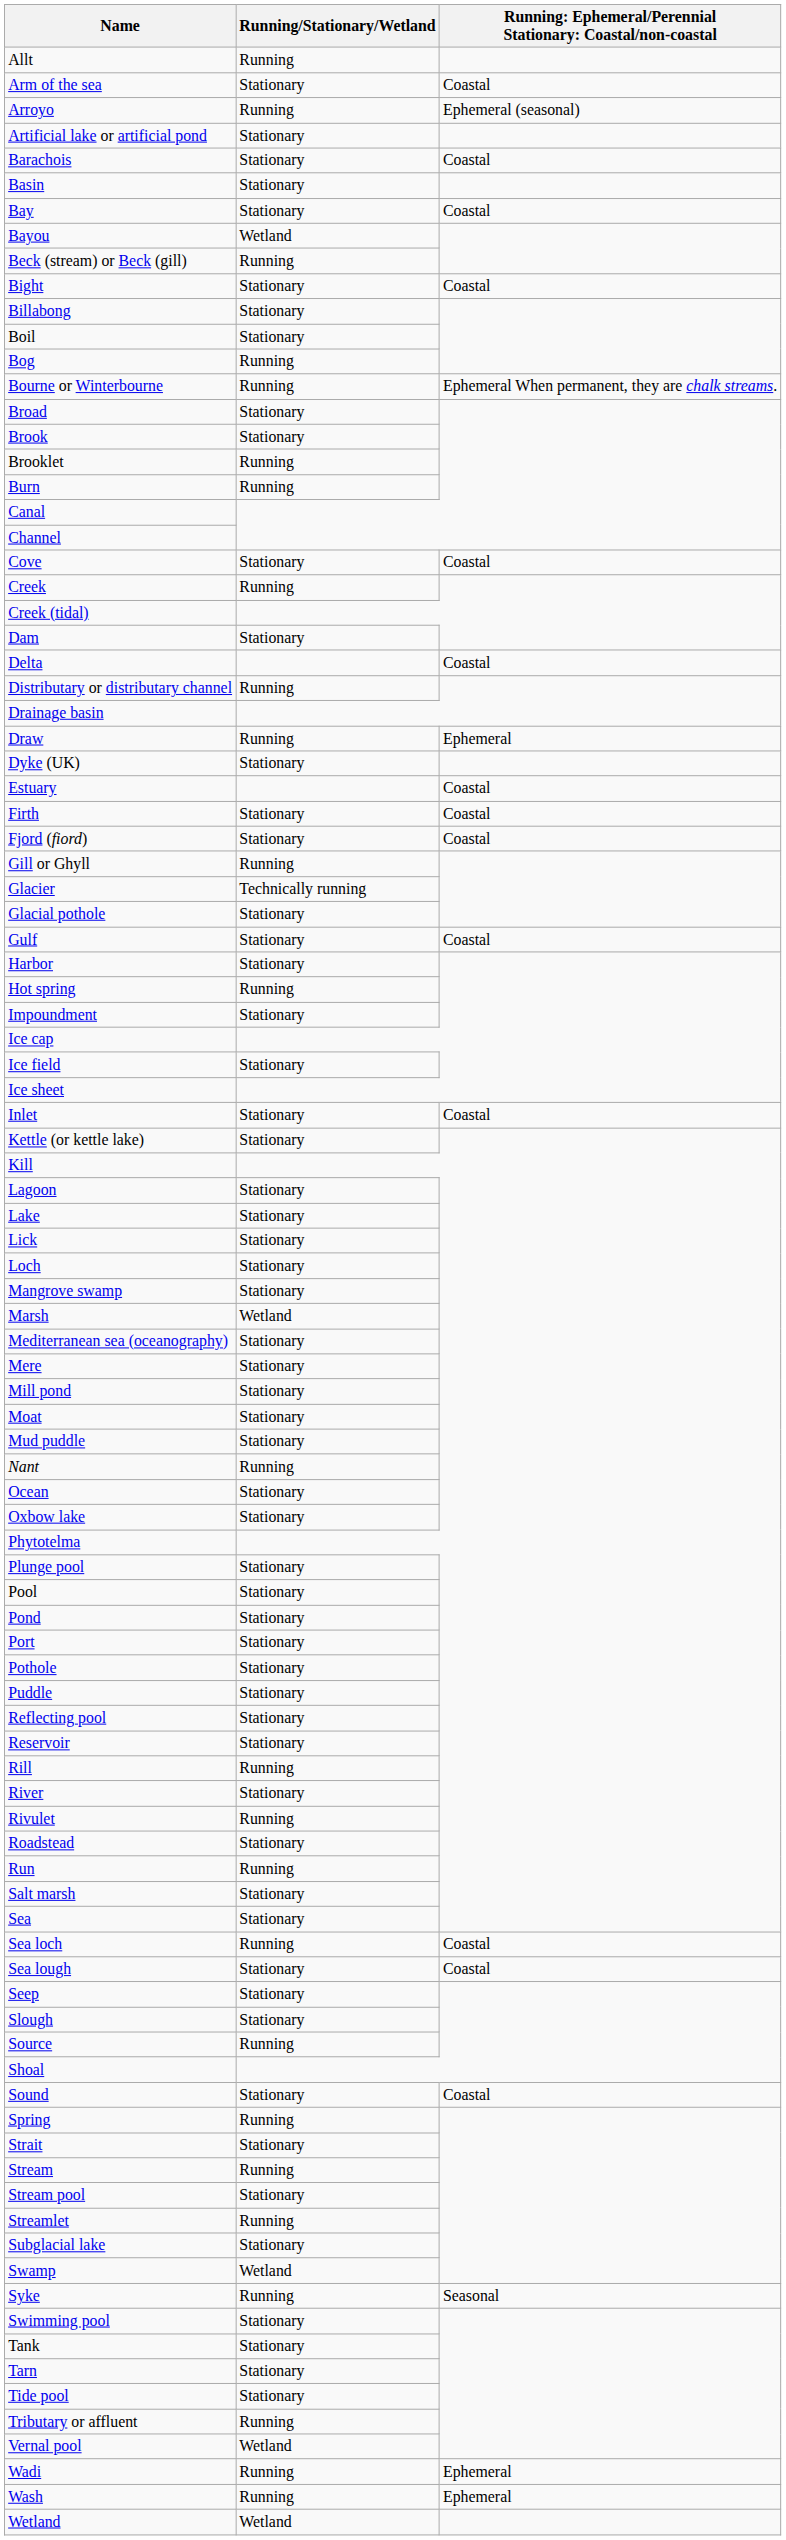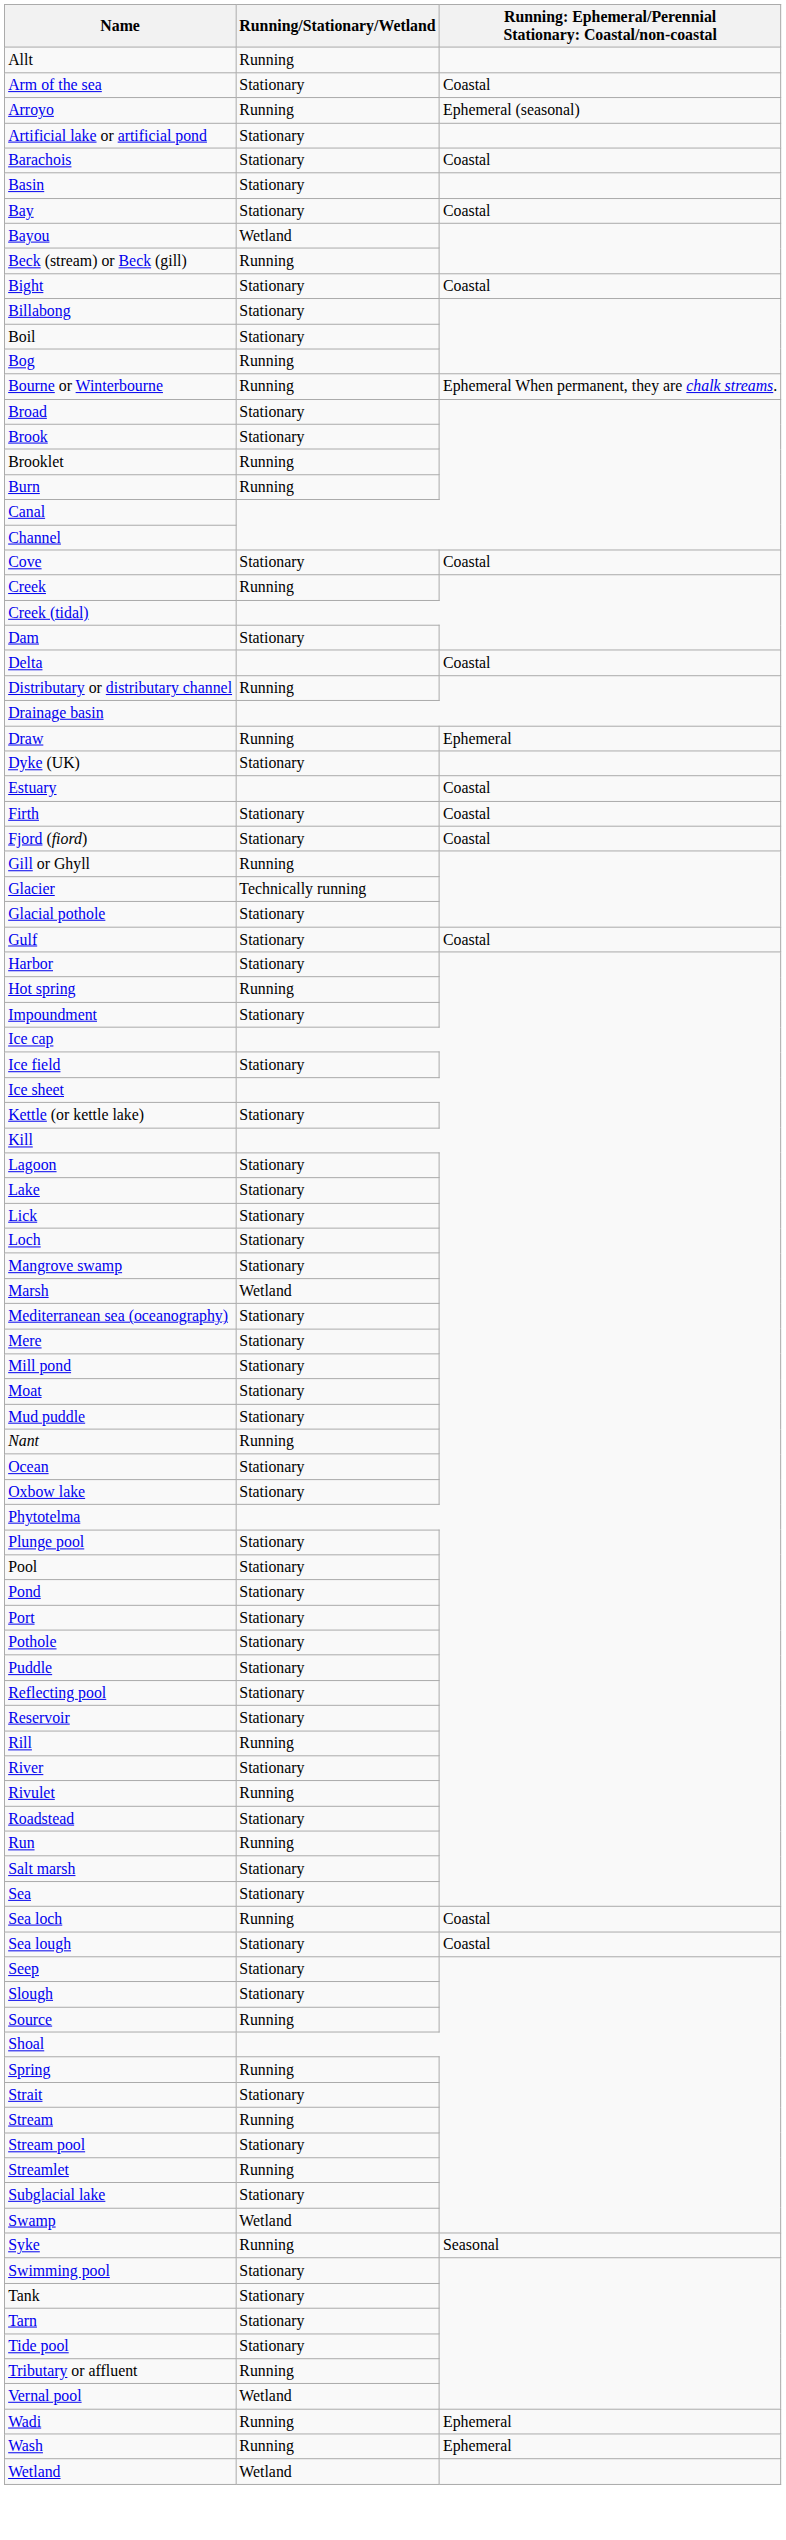- row: (23, 1115)
- row: (28, 2094)
